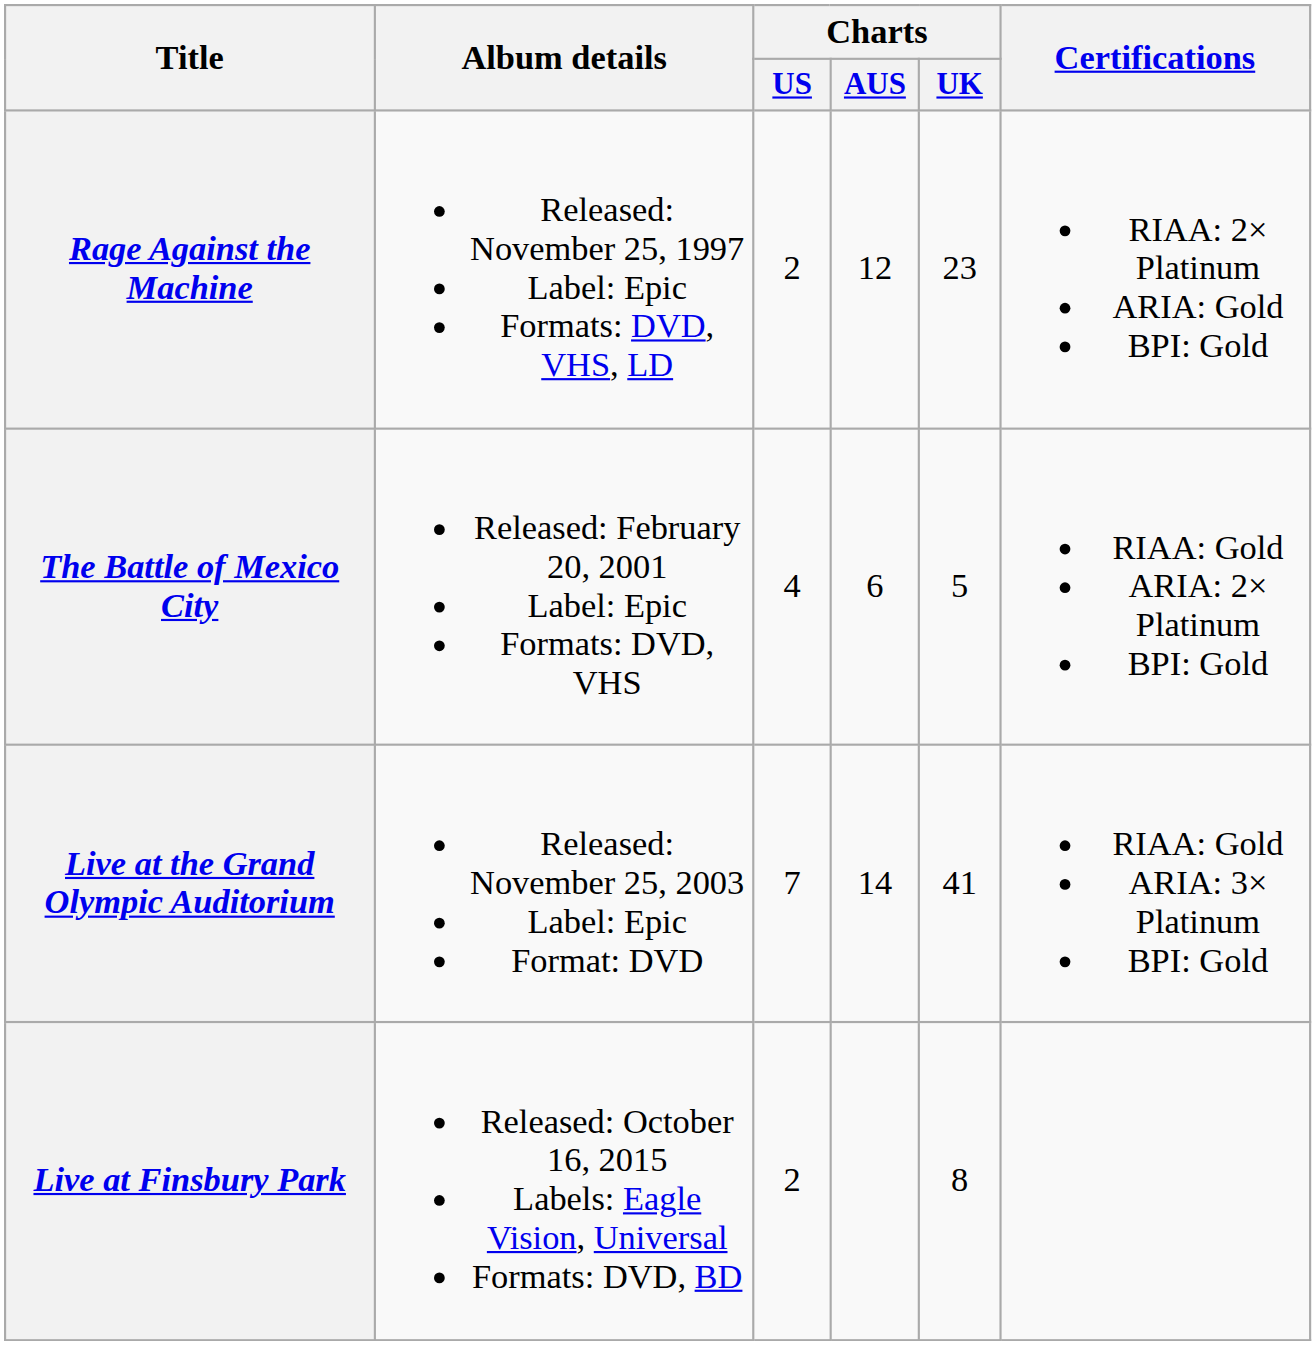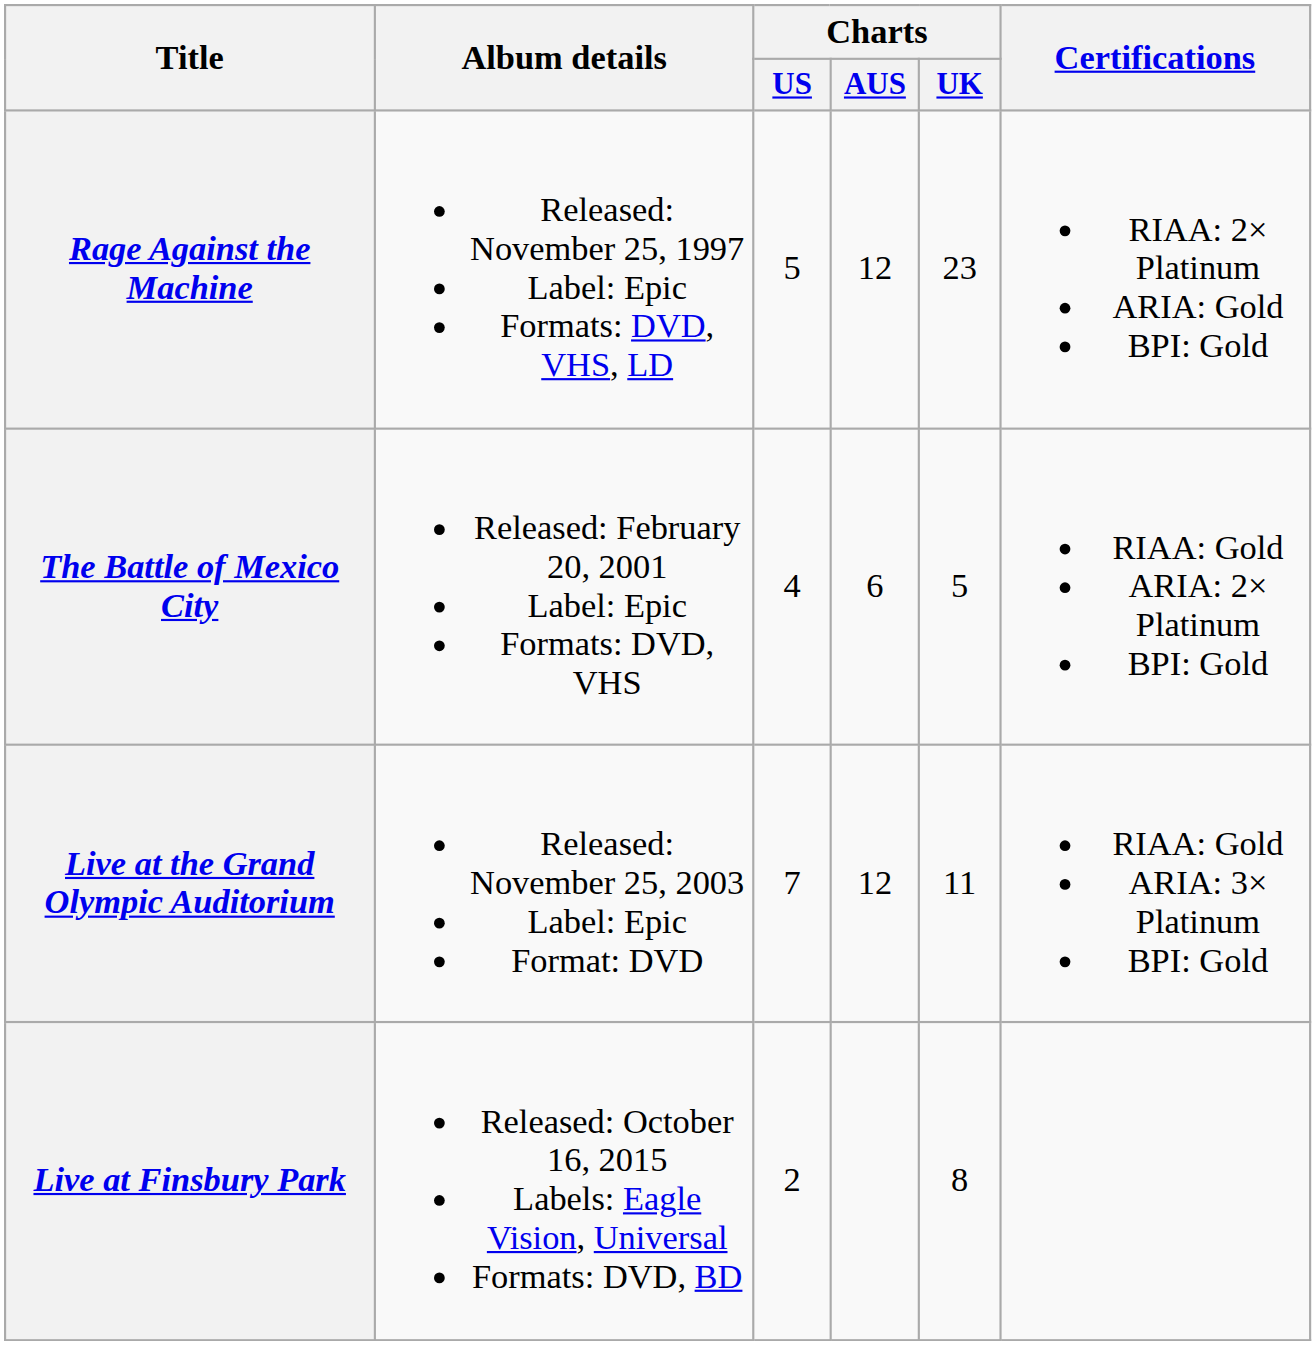(792, 268) 2 -> (792, 268) 5
(875, 882) 14 -> (875, 882) 12
(960, 882) 41 -> (960, 882) 11
